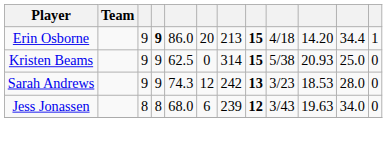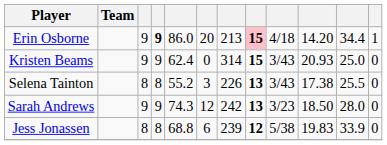(256, 38) no background -> (256, 38) pink background
(181, 60) 62.5 -> (181, 60) 62.4
(282, 60) 5/38 -> (282, 60) 3/43
+ row: (51, 83)
(317, 83) 18.53 -> (317, 106) 18.50
(181, 106) 68.0 -> (181, 128) 68.8
(282, 106) 3/43 -> (282, 128) 5/38
(317, 106) 19.63 -> (317, 128) 19.83
(352, 106) 34.0 -> (352, 128) 33.9
